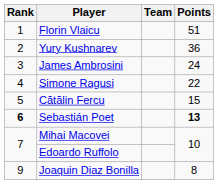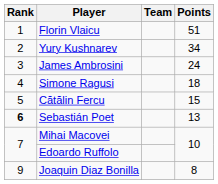(194, 48) 36 -> (194, 48) 34
(194, 83) 22 -> (194, 83) 18
(194, 118) bold -> (194, 118) normal
